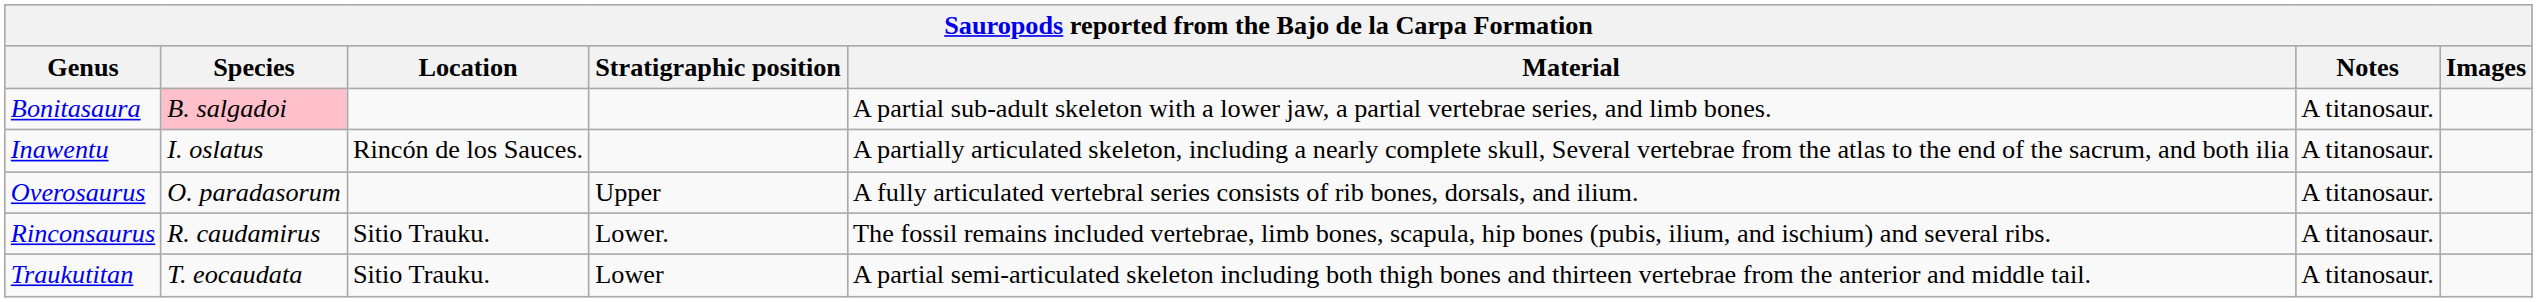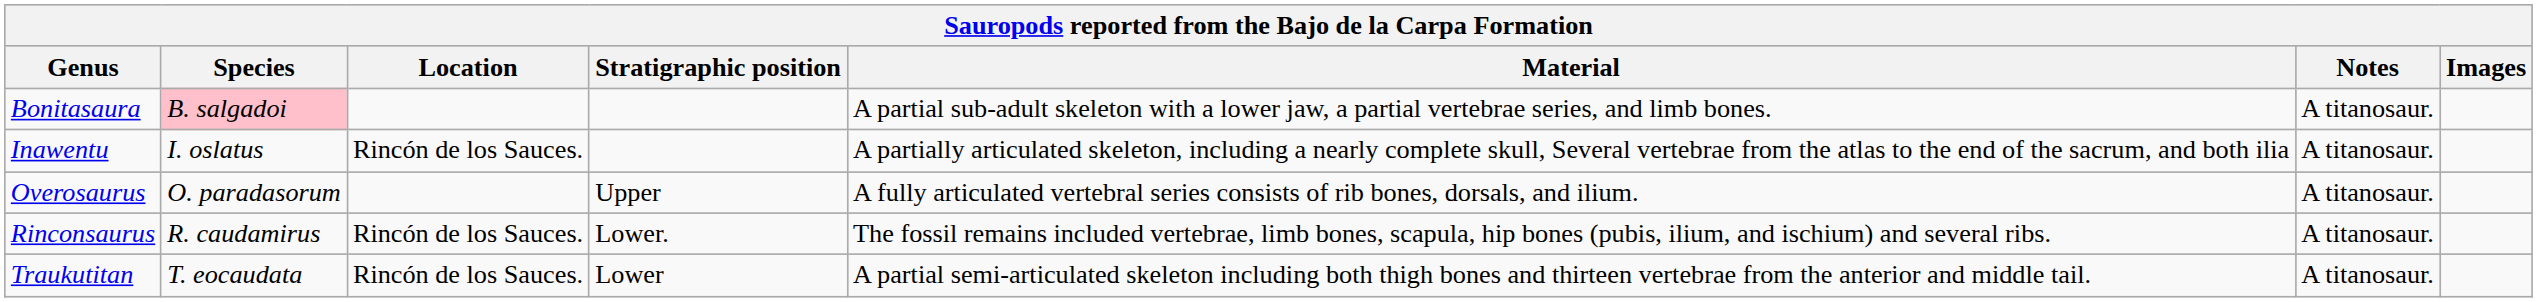(421, 233) Sitio Trauku. -> (468, 233) Rincón de los Sauces.
(421, 274) Sitio Trauku. -> (468, 274) Rincón de los Sauces.
